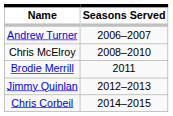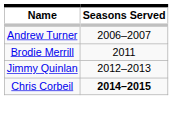- row: (42, 52)
(124, 103) normal -> (124, 86) bold
